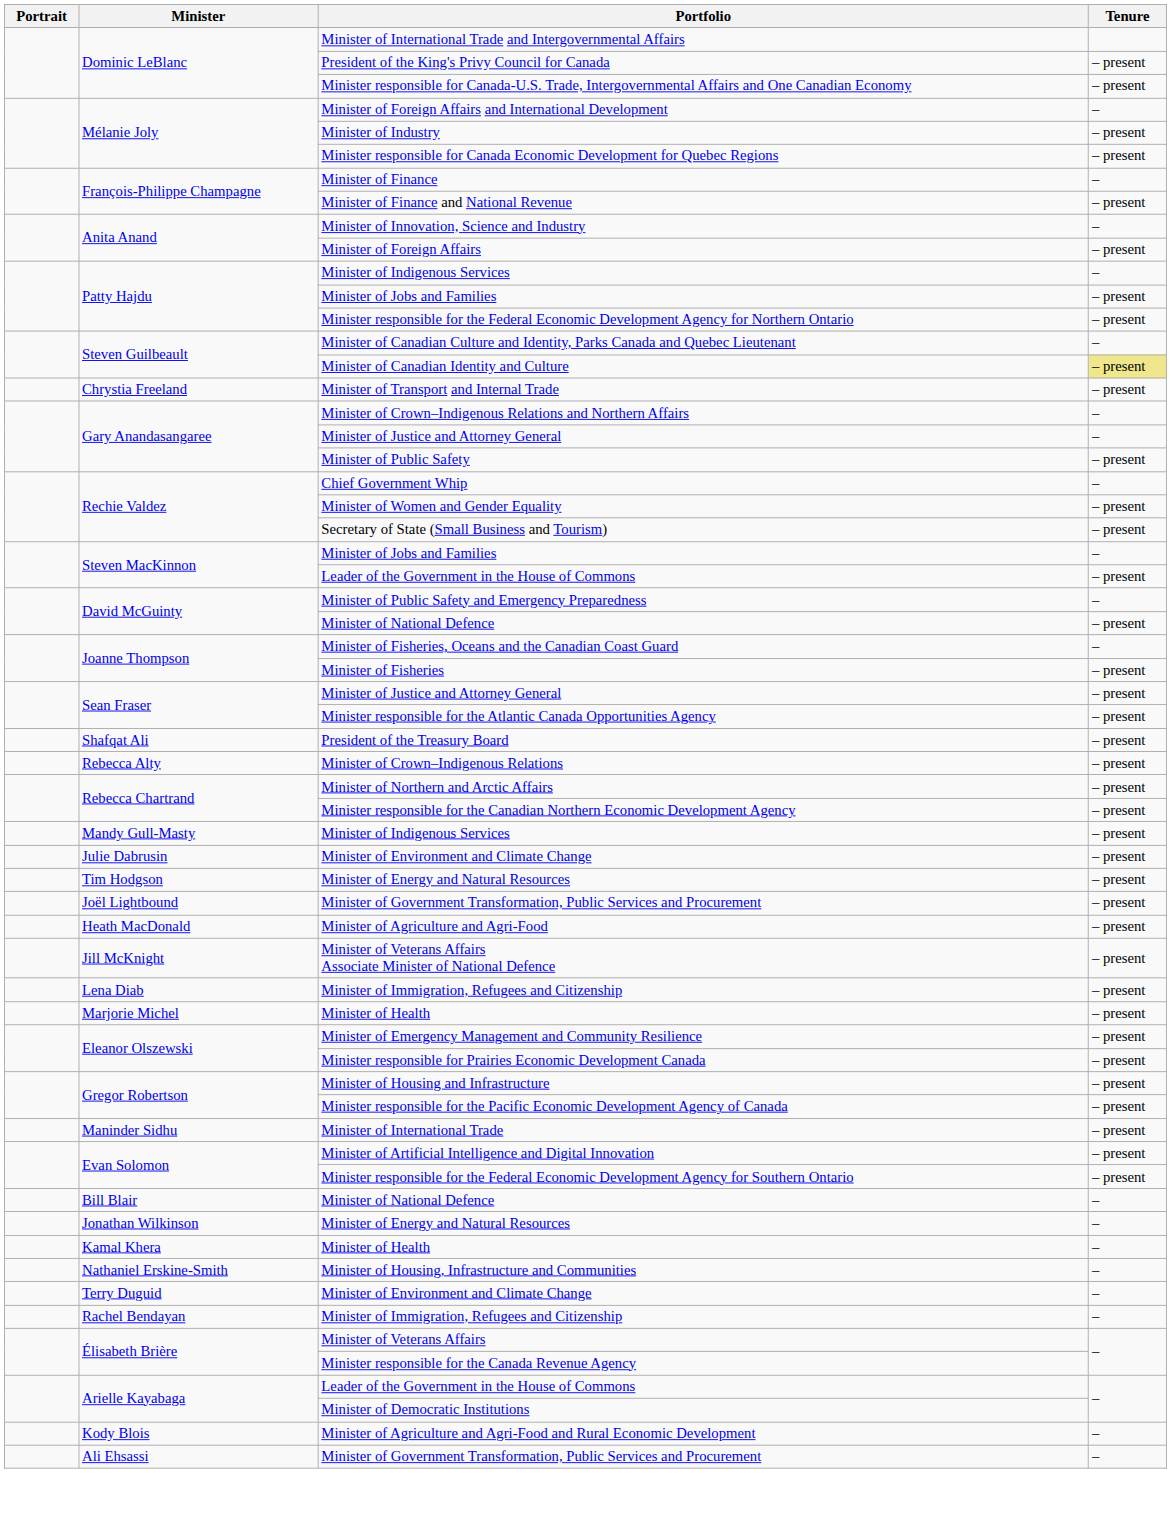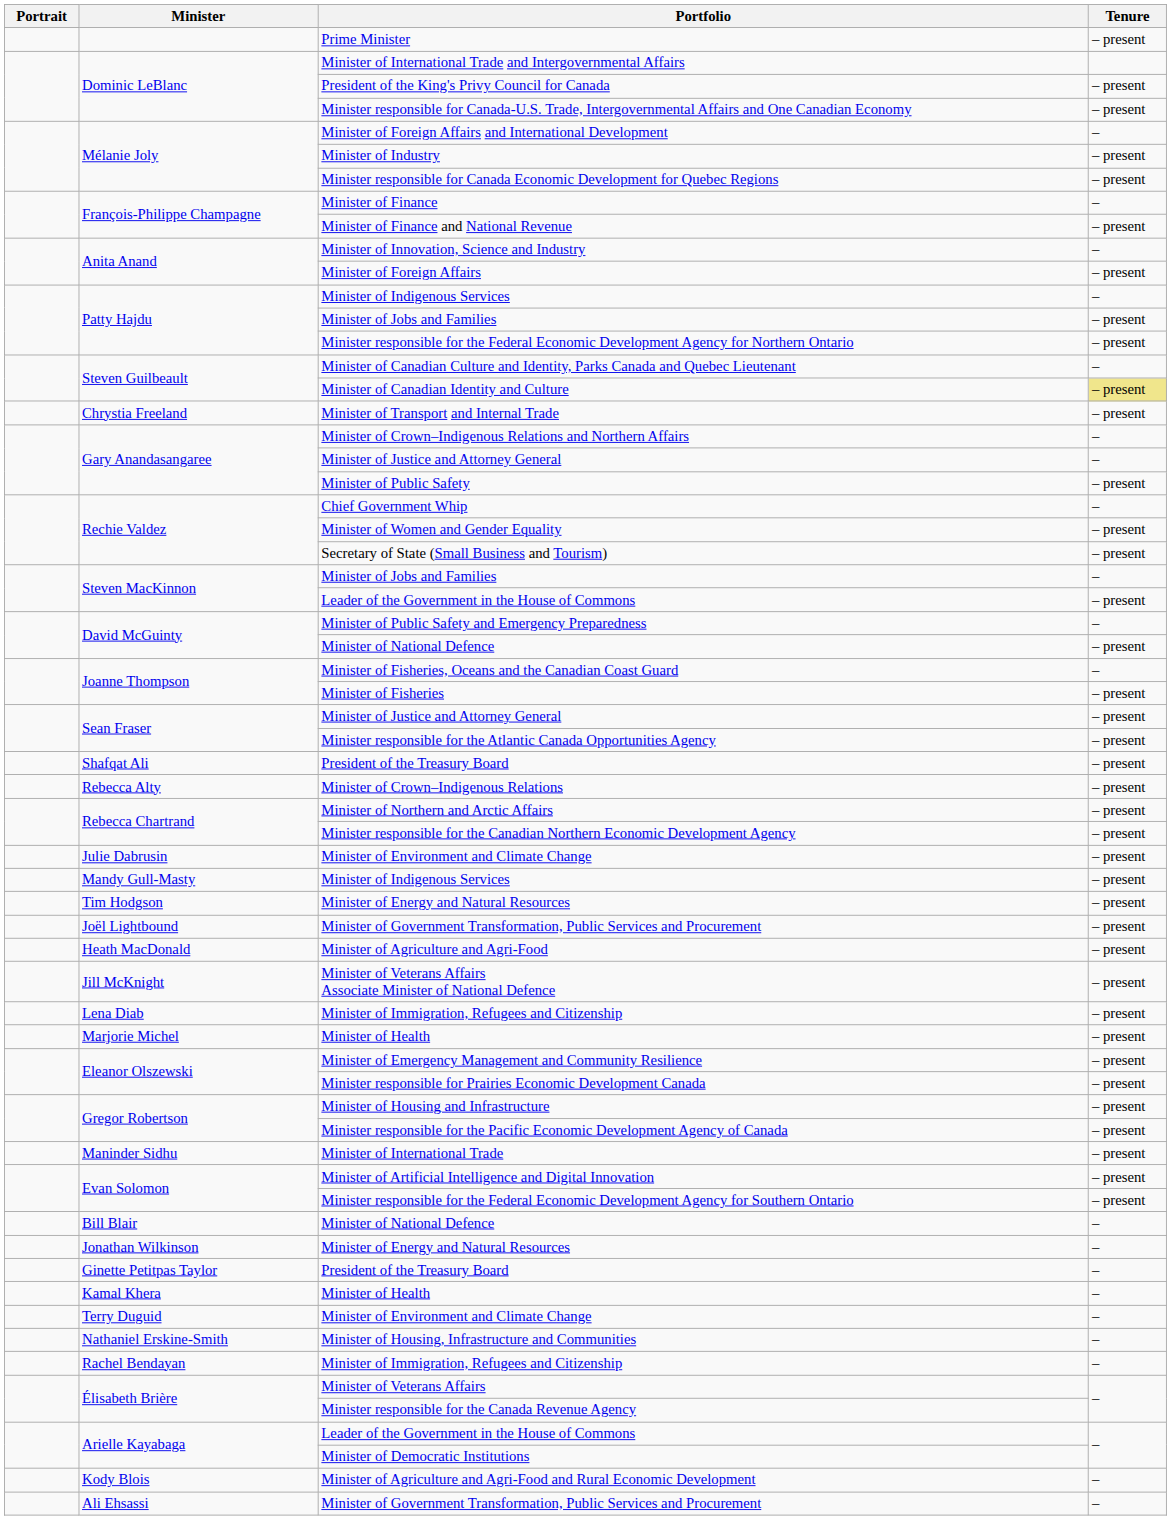+ row: (198, 39)
rows swapped: (125, 856) <-> (139, 833)
+ row: (150, 1270)
rows swapped: (122, 1293) <-> (155, 1270)
